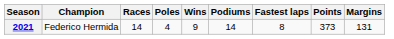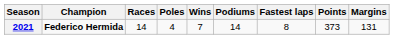(81, 27) normal -> (84, 27) bold
(195, 27) 9 -> (200, 27) 7
